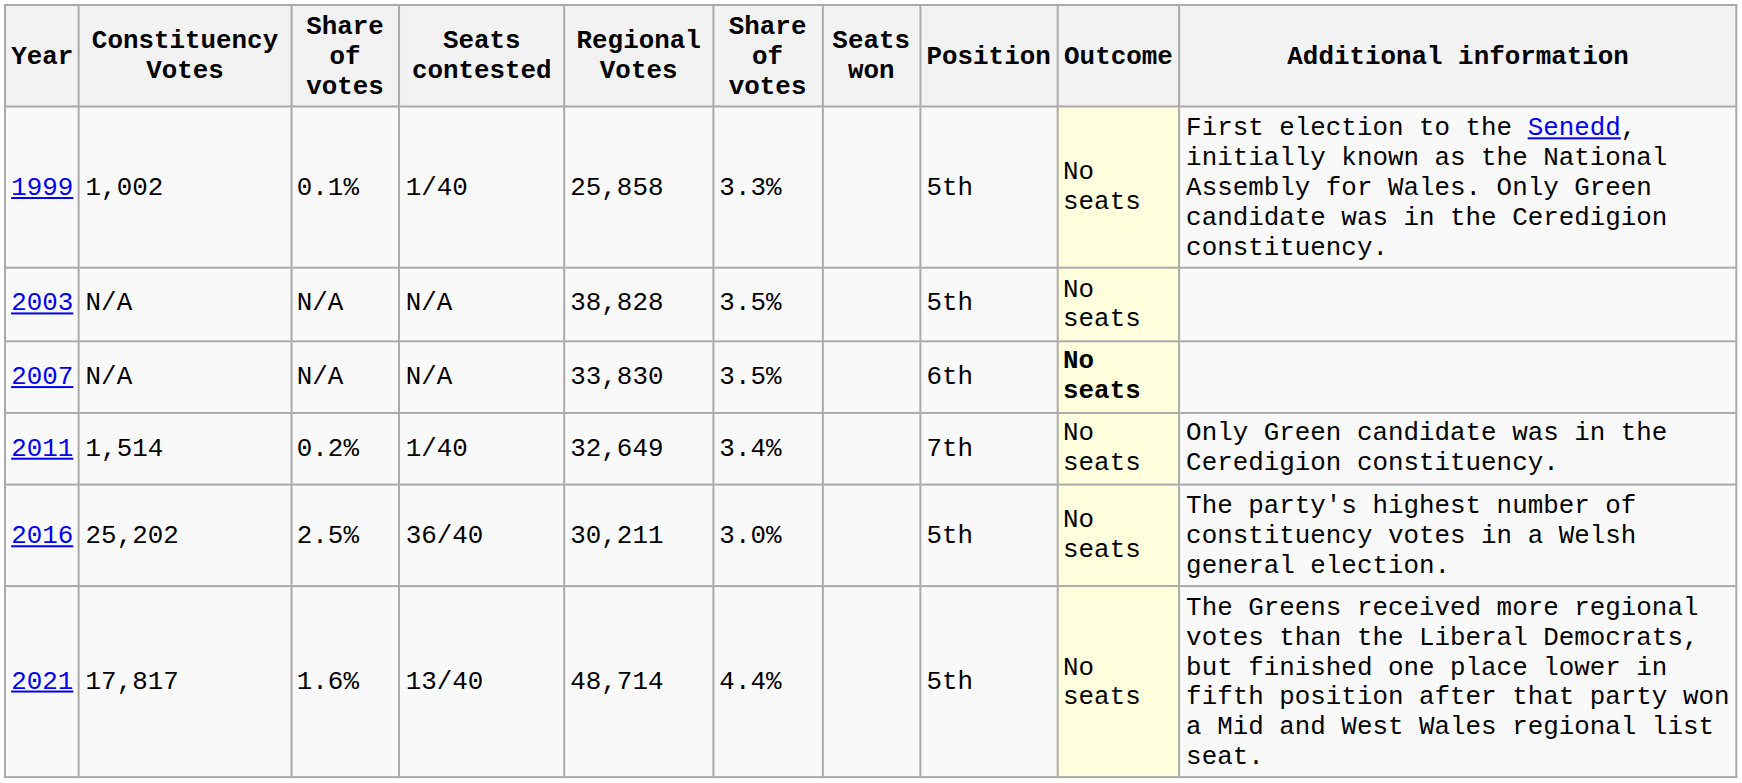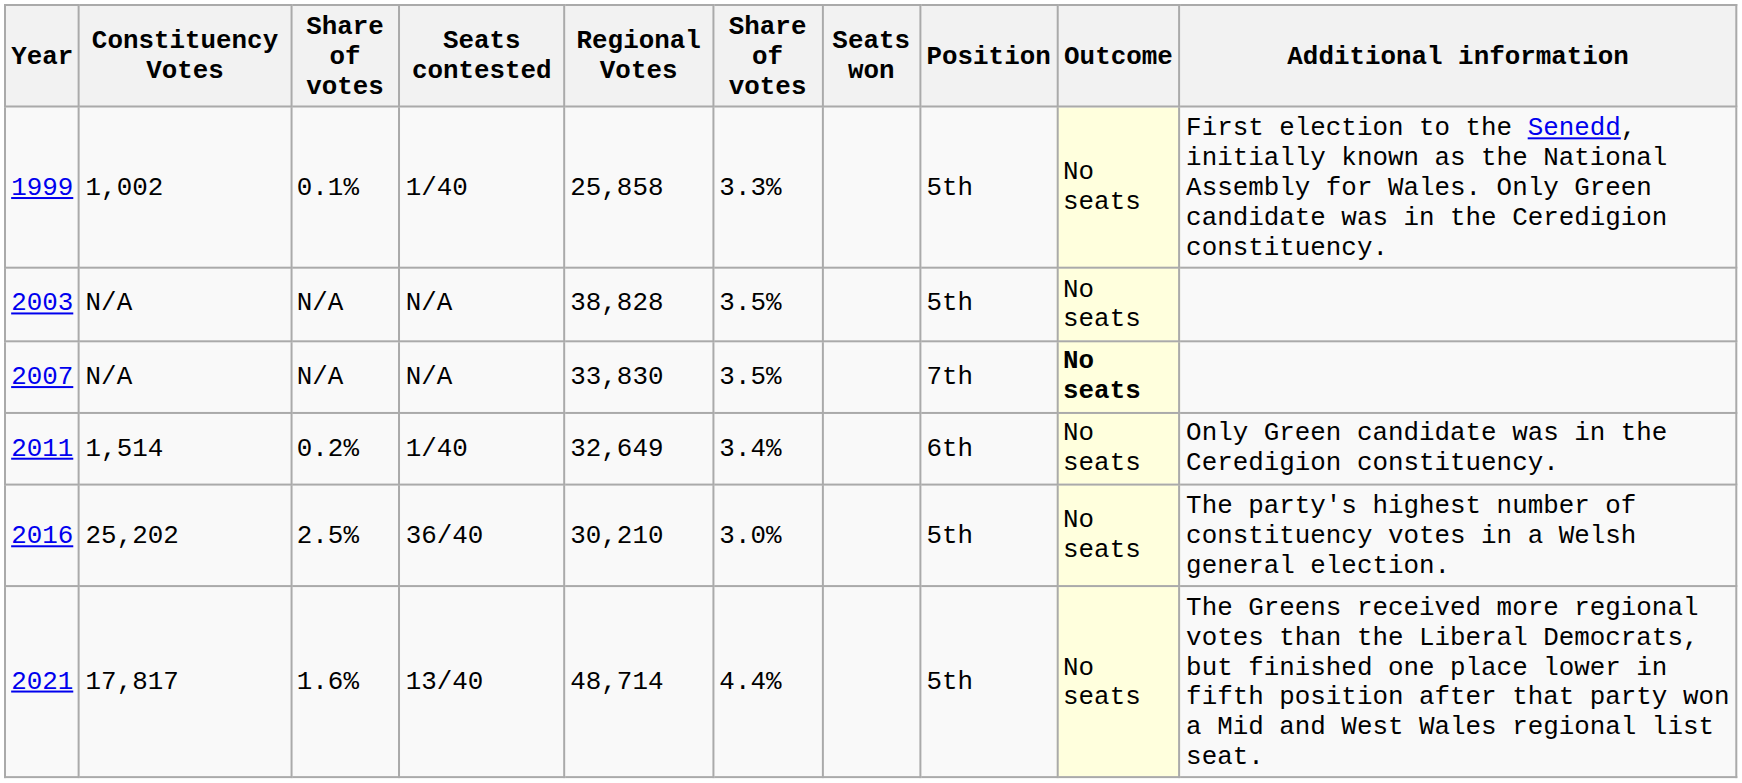(950, 376) 6th -> (950, 376) 7th
(950, 448) 7th -> (950, 448) 6th
(617, 535) 30,211 -> (617, 535) 30,210
